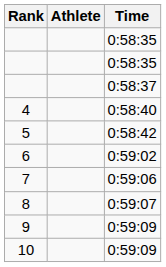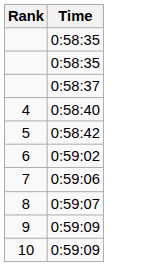- column: (76, 16)
